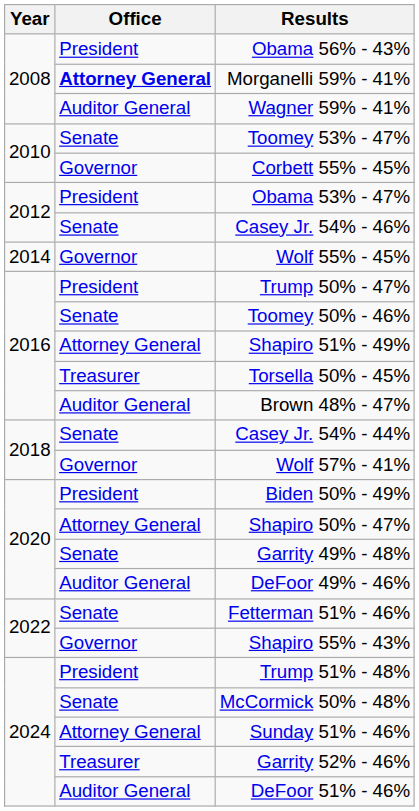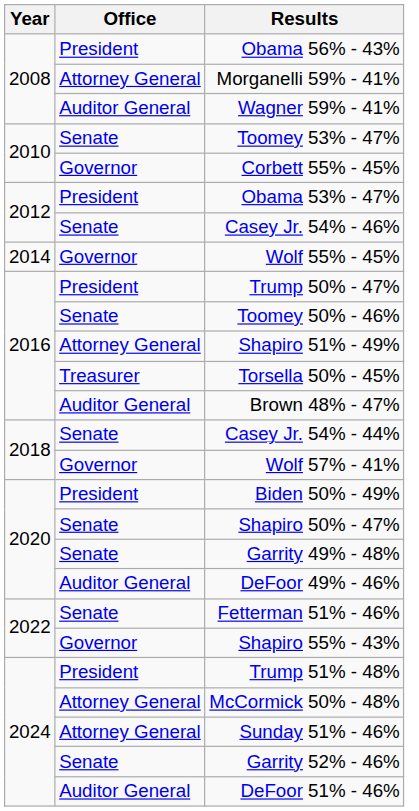(135, 78) bold -> (130, 78) normal
(130, 524) Attorney General -> (89, 524) Senate
(89, 702) Senate -> (130, 702) Attorney General
(99, 761) Treasurer -> (89, 761) Senate
